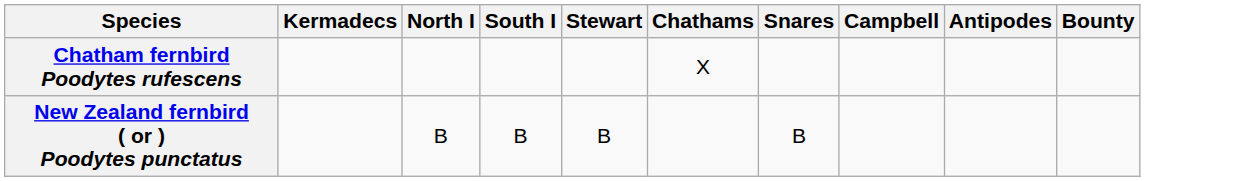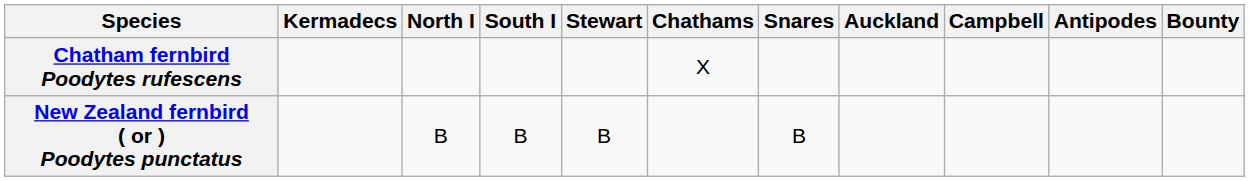+ column: (892, 21)
